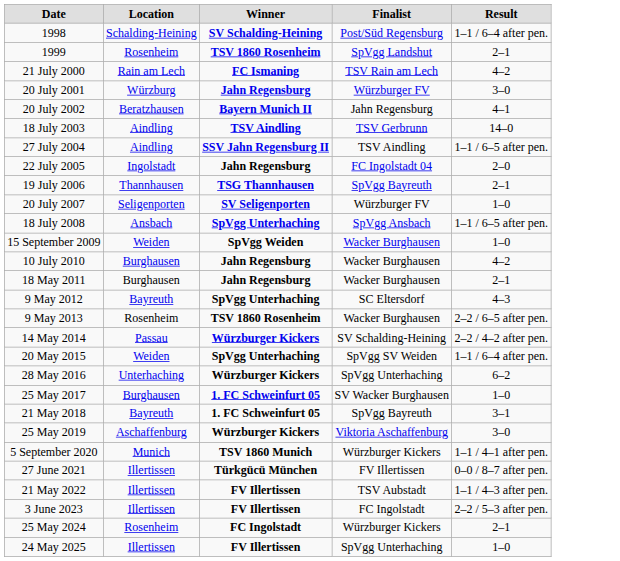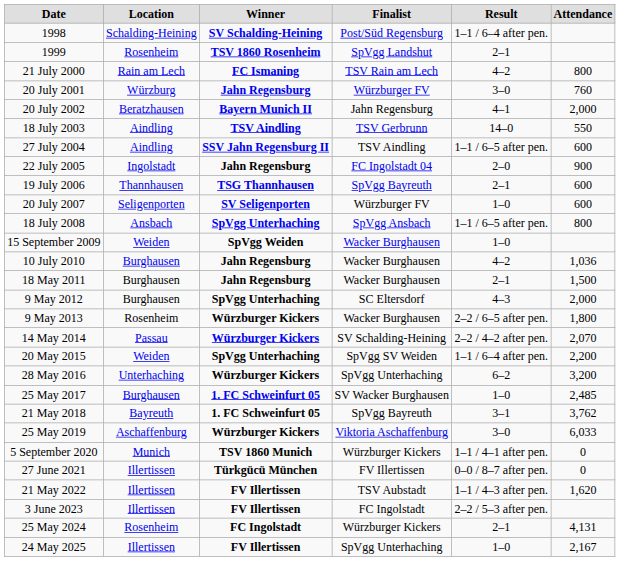+ column: (583, 14)
(151, 299) Bayreuth -> (151, 299) Burghausen
(266, 318) TSV 1860 Rosenheim -> (266, 318) Würzburger Kickers
